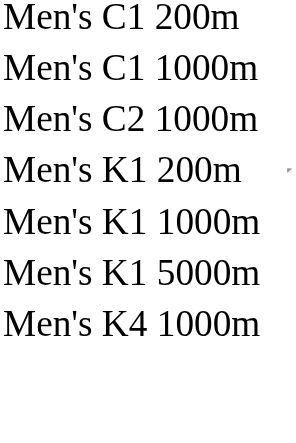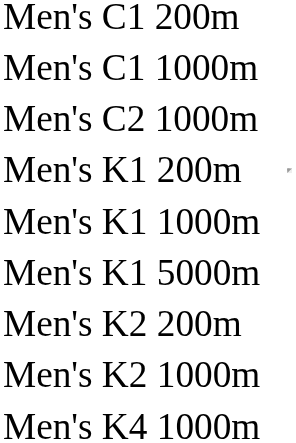+ row: (122, 323)
+ row: (132, 375)
